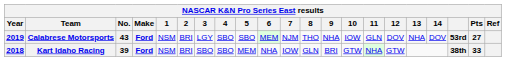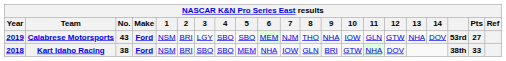(395, 37) DOV -> (395, 37) GTW
(124, 50) 39 -> (124, 50) 38
(395, 50) GTW -> (395, 50) DOV
